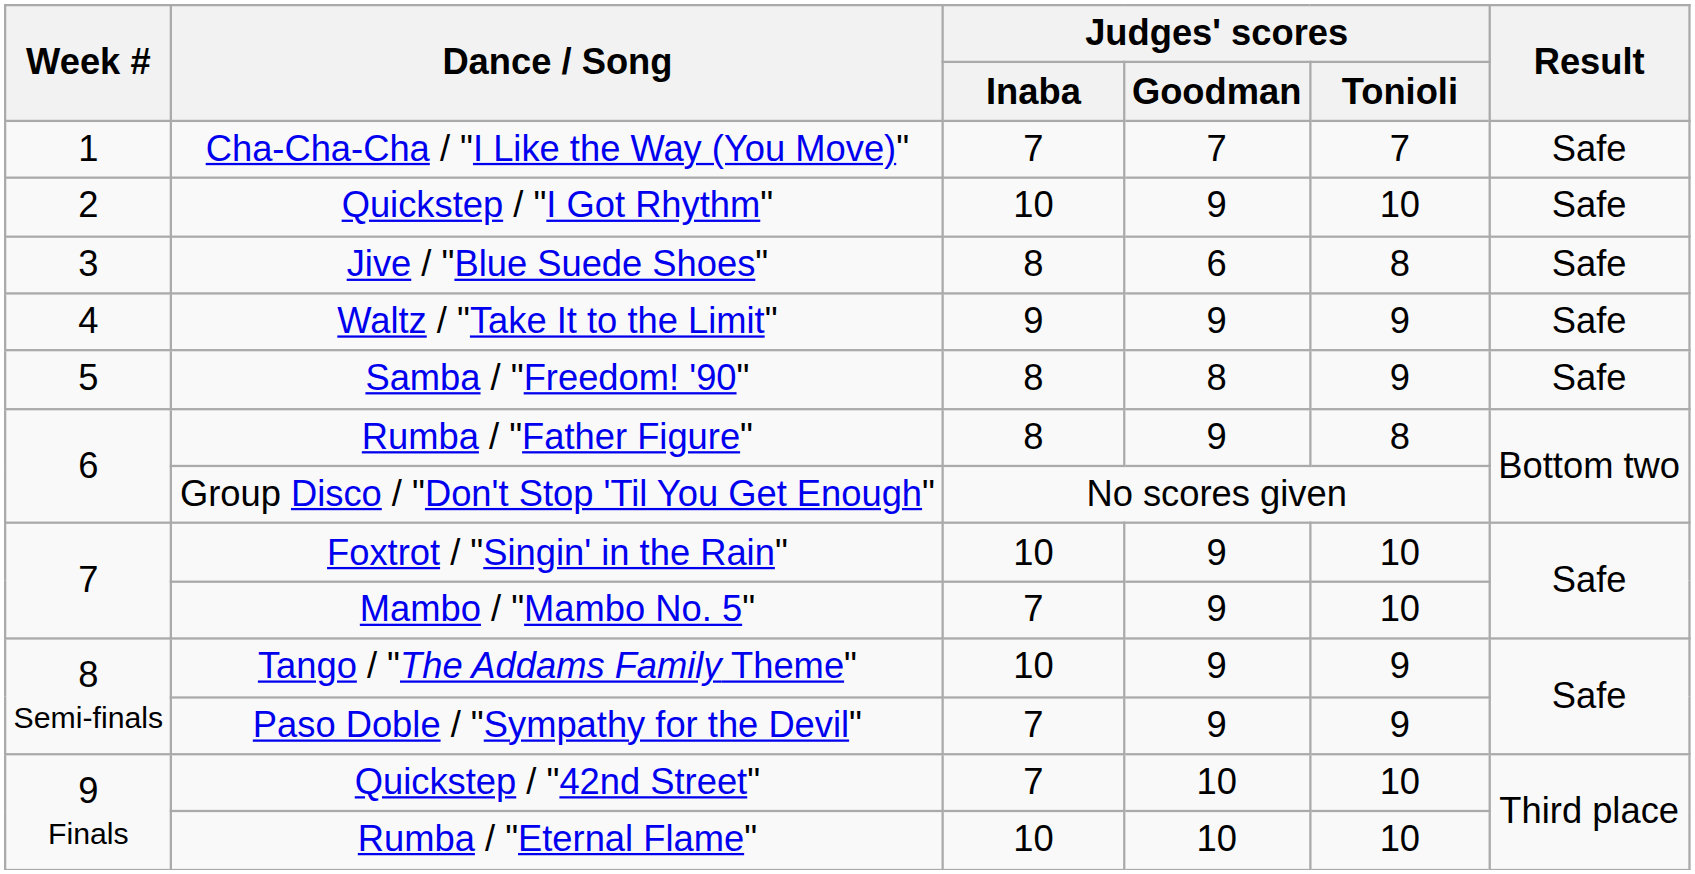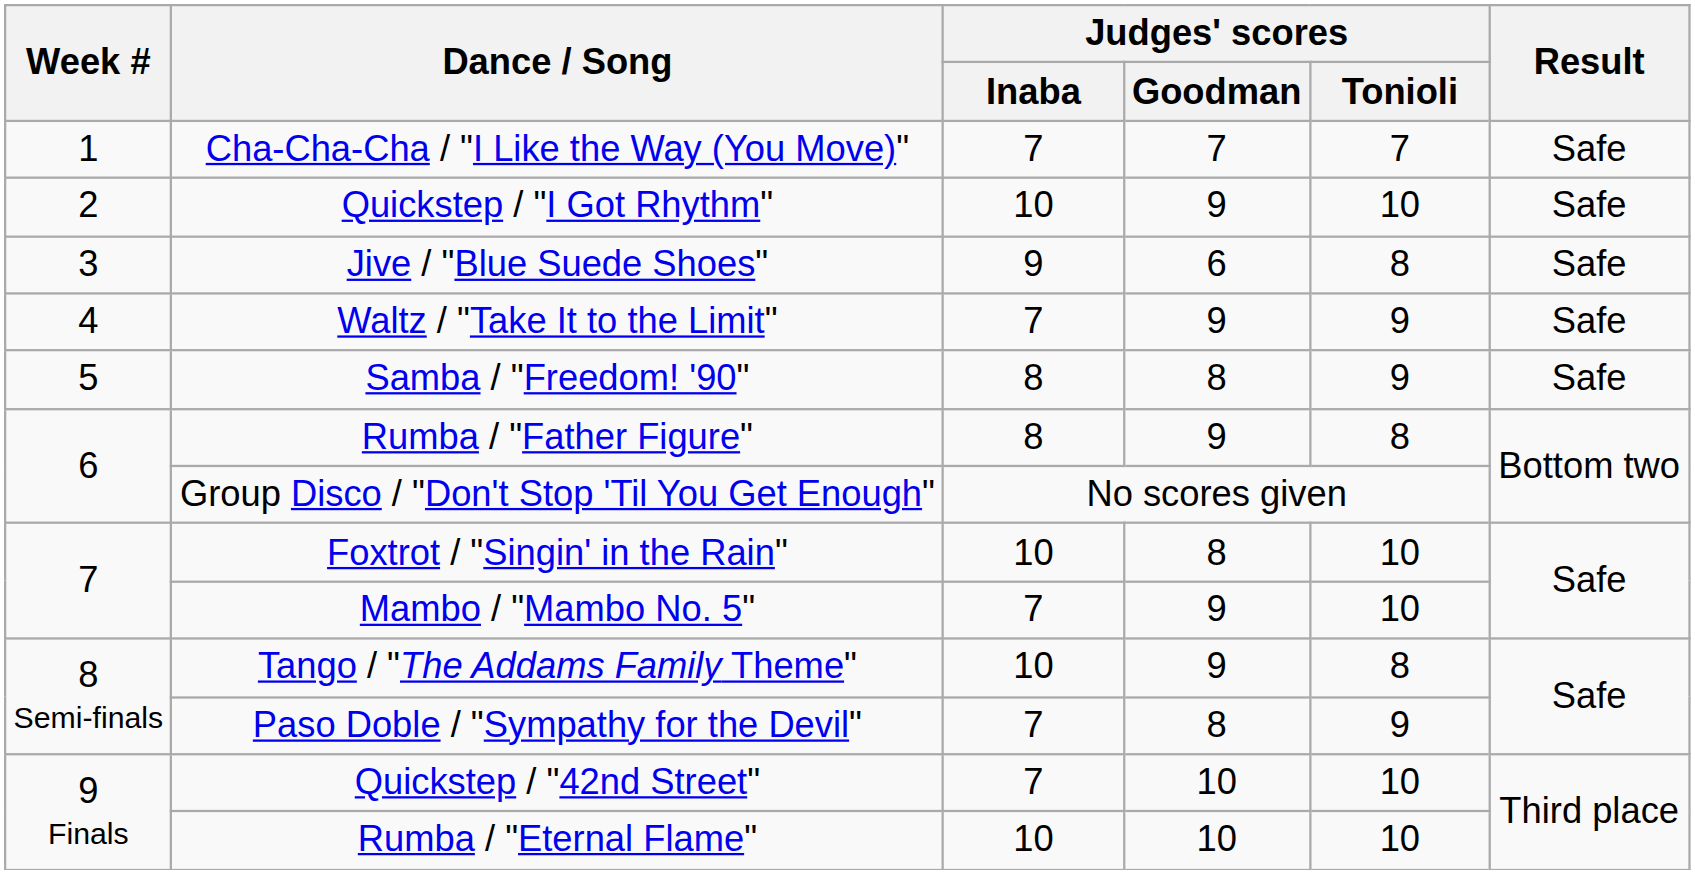(1033, 263) 8 -> (1033, 263) 9
(1033, 321) 9 -> (1033, 321) 7
(1217, 551) 9 -> (1217, 551) 8
(1400, 666) 9 -> (1400, 666) 8
(1217, 724) 9 -> (1217, 724) 8
